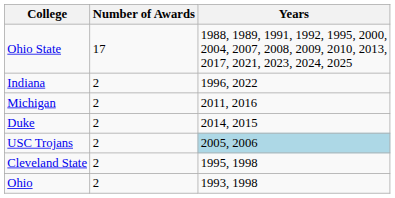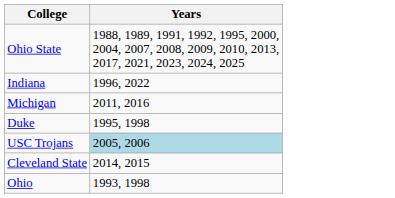- column: (144, 14)
(229, 123) 2014, 2015 -> (121, 123) 1995, 1998
(229, 163) 1995, 1998 -> (121, 163) 2014, 2015
